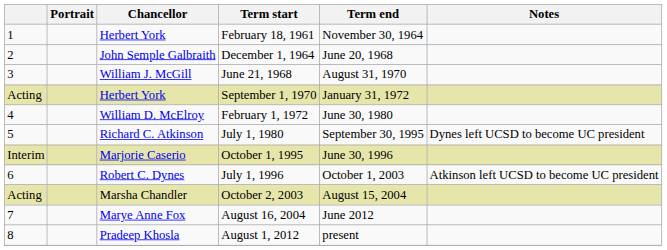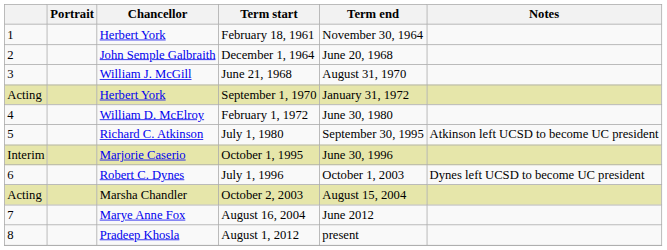(537, 134) Dynes left UCSD to become UC president -> (544, 134) Atkinson left UCSD to become UC president
(544, 174) Atkinson left UCSD to become UC president -> (537, 174) Dynes left UCSD to become UC president
